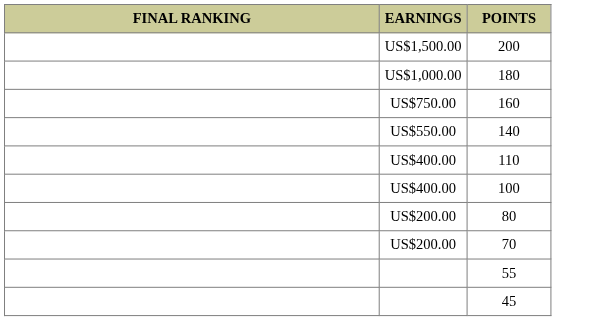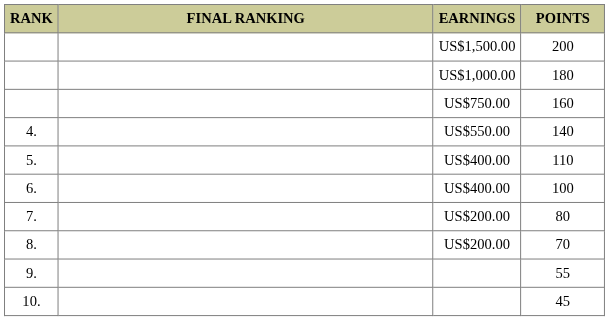+ column: (31, 18)
